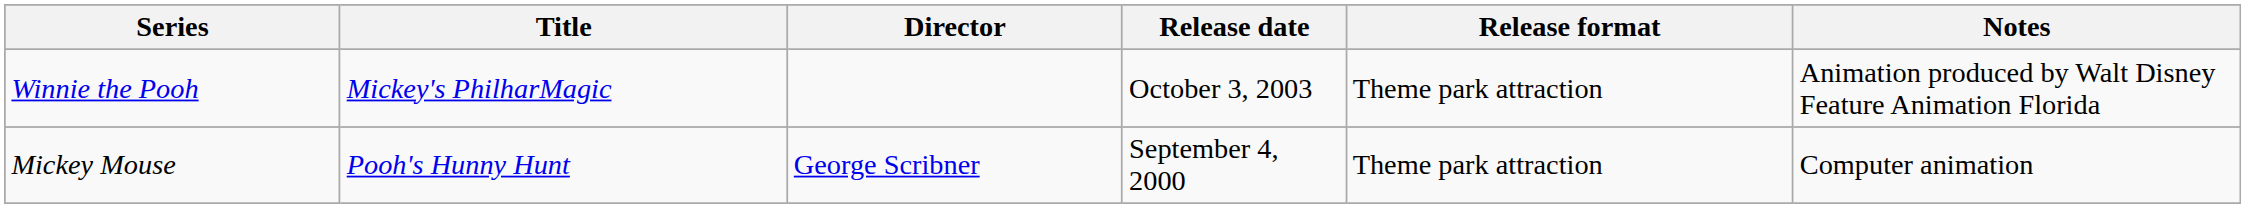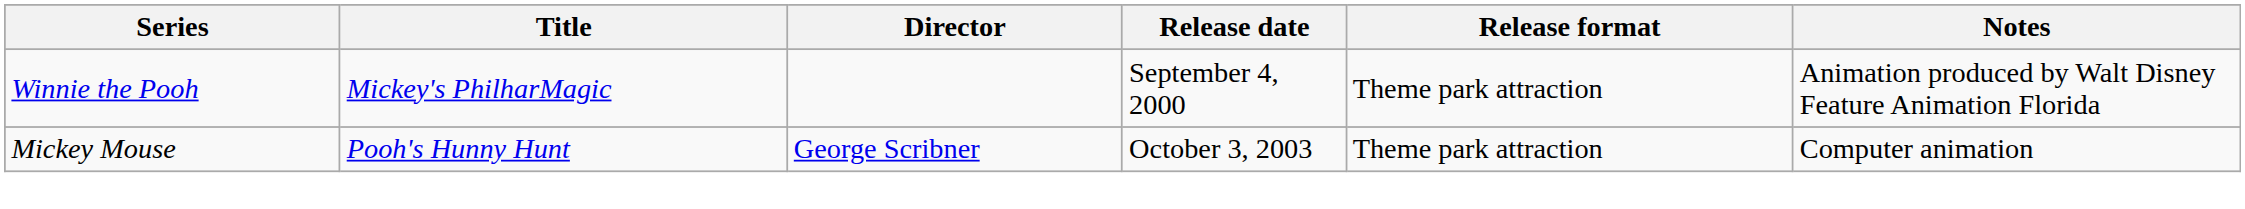(1221, 87) October 3, 2003 -> (1204, 87) September 4, 2000
(1204, 164) September 4, 2000 -> (1221, 148) October 3, 2003
